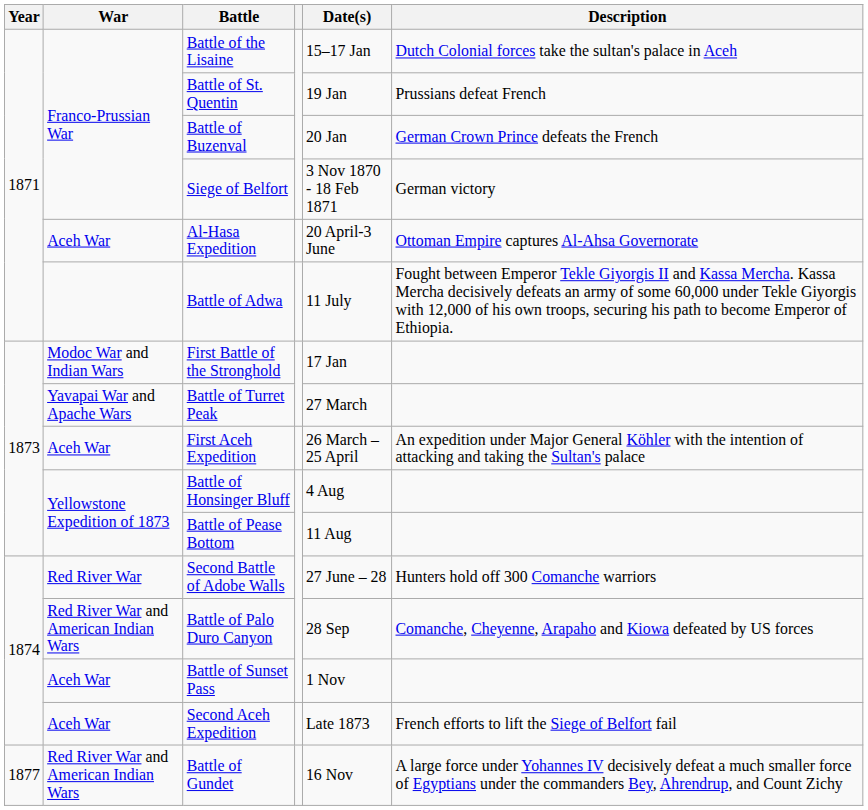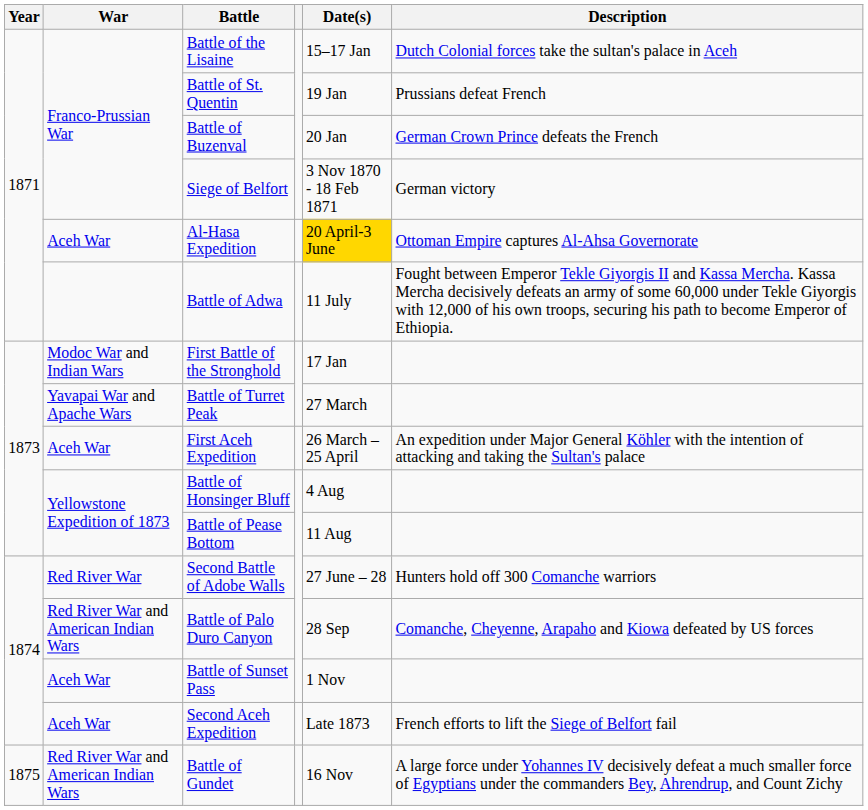(339, 240) no background -> (339, 240) gold background
(24, 775) 1877 -> (24, 775) 1875
